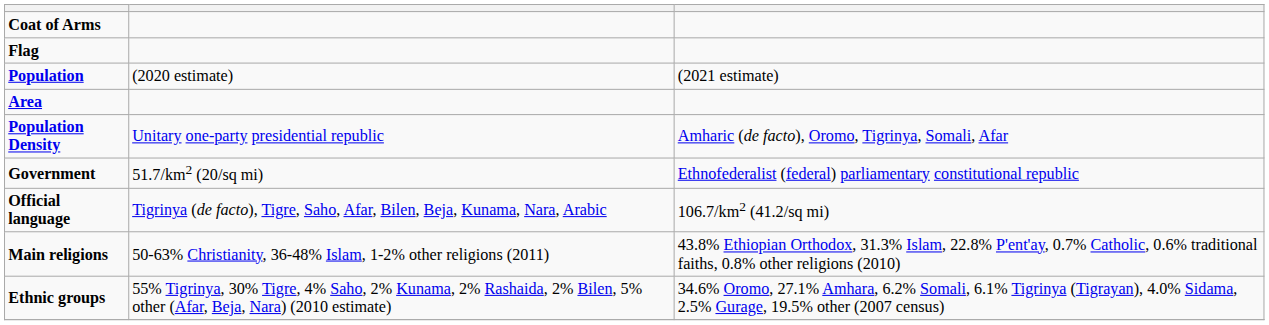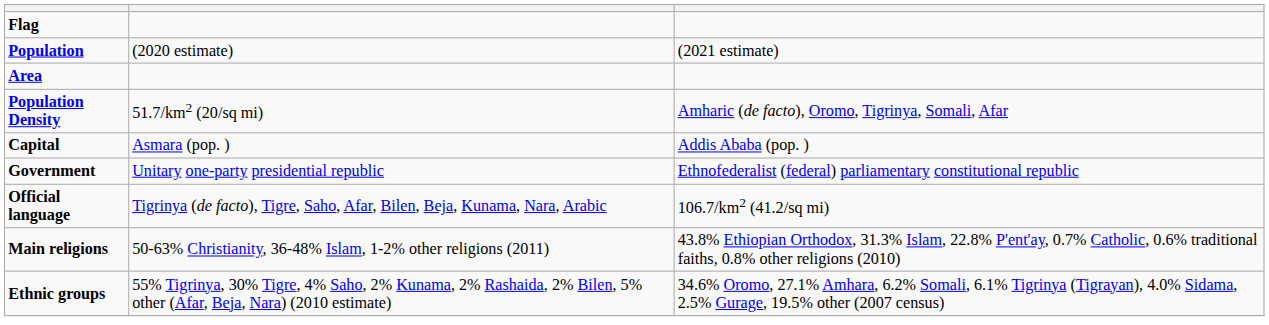- row: (54, 24)
(258, 136) Unitary one-party presidential republic -> (198, 110) 51.7/km2 (20/sq mi)
+ row: (34, 145)
(198, 173) 51.7/km2 (20/sq mi) -> (258, 171) Unitary one-party presidential republic
